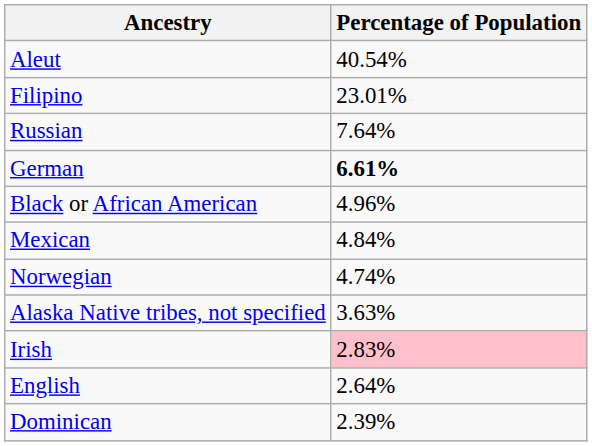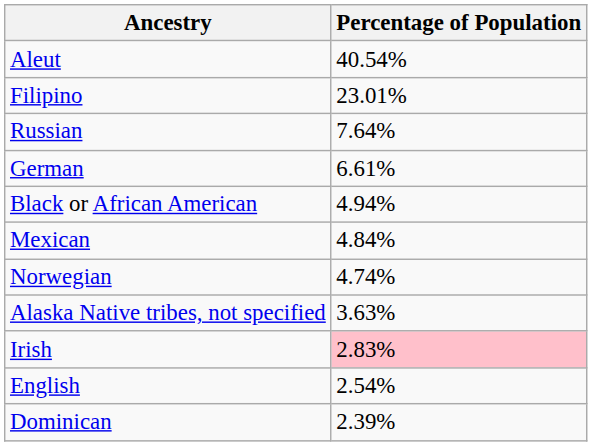(368, 167) bold -> (366, 167) normal
(366, 204) 4.96% -> (366, 204) 4.94%
(366, 385) 2.64% -> (366, 385) 2.54%
